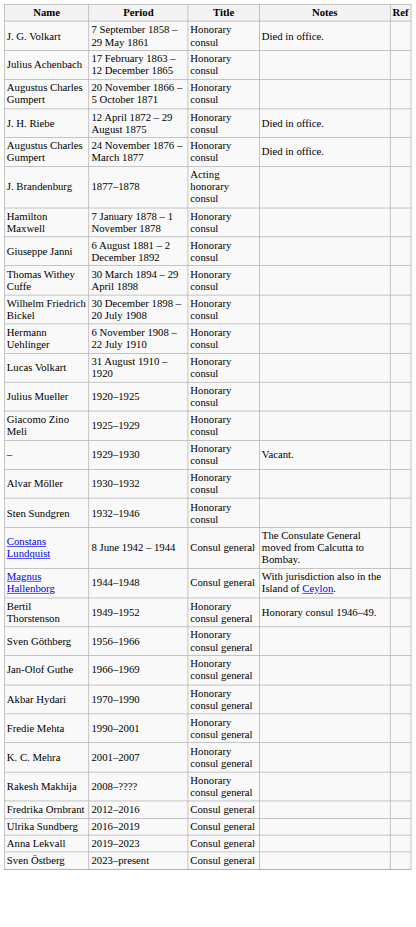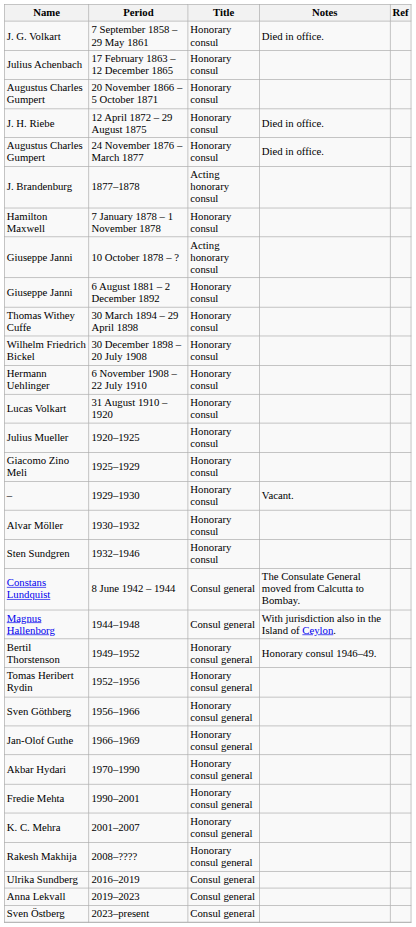+ row: (40, 257)
+ row: (40, 682)
- row: (46, 809)
